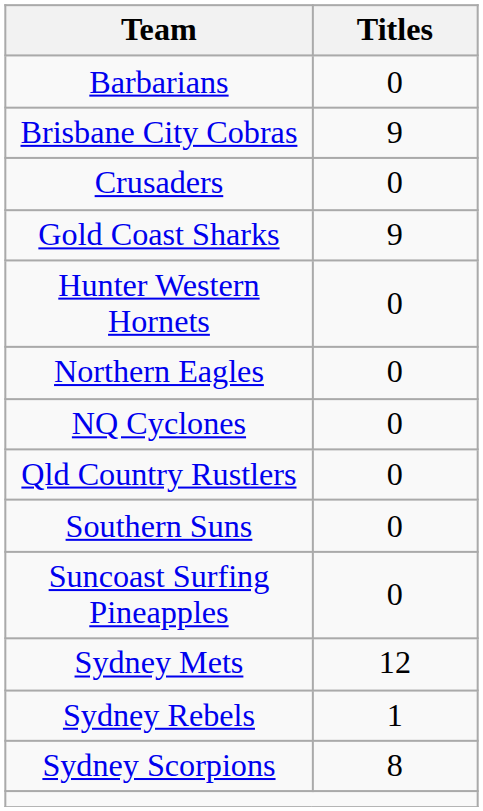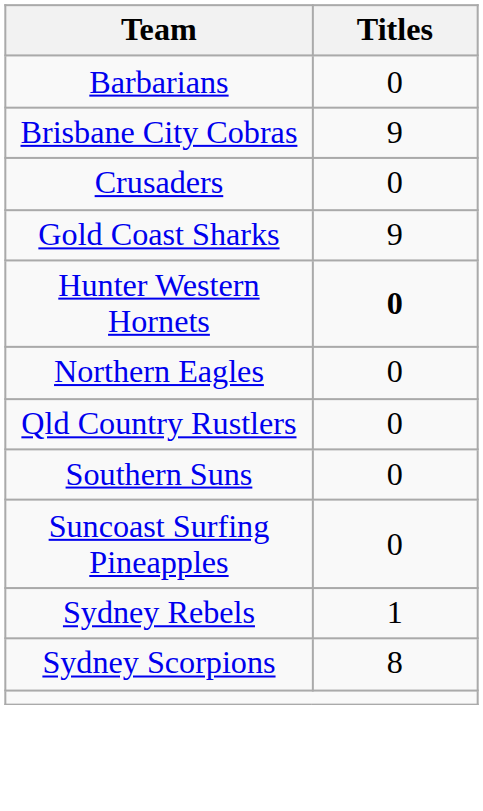(395, 303) normal -> (395, 303) bold
- row: (159, 423)
- row: (159, 663)
